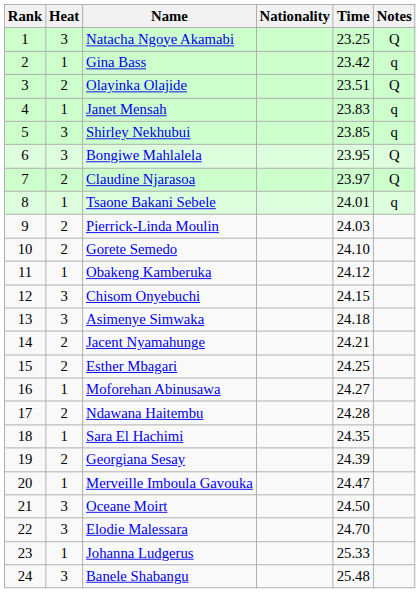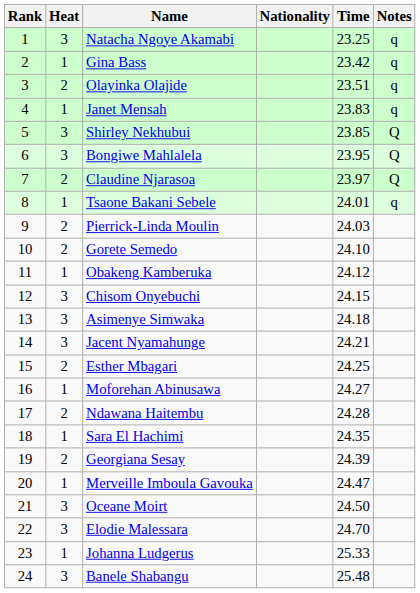(394, 39) Q -> (394, 39) q
(394, 86) Q -> (394, 86) q
(394, 132) q -> (394, 132) Q
(64, 343) 2 -> (64, 343) 3
